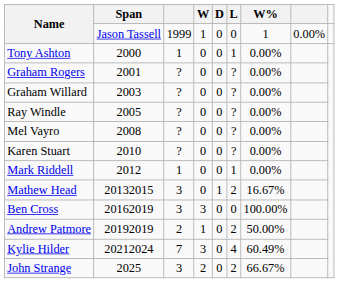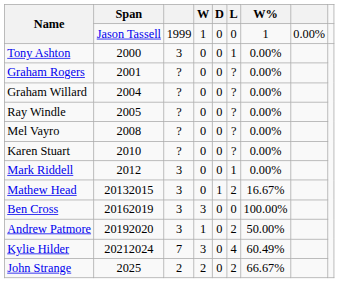(179, 53) 1 -> (179, 53) 3
(129, 92) 2003 -> (129, 92) 2004
(179, 170) 1 -> (179, 170) 3
(129, 229) 20192019 -> (129, 229) 20192020
(179, 229) 2 -> (179, 229) 3
(179, 268) 3 -> (179, 268) 2
